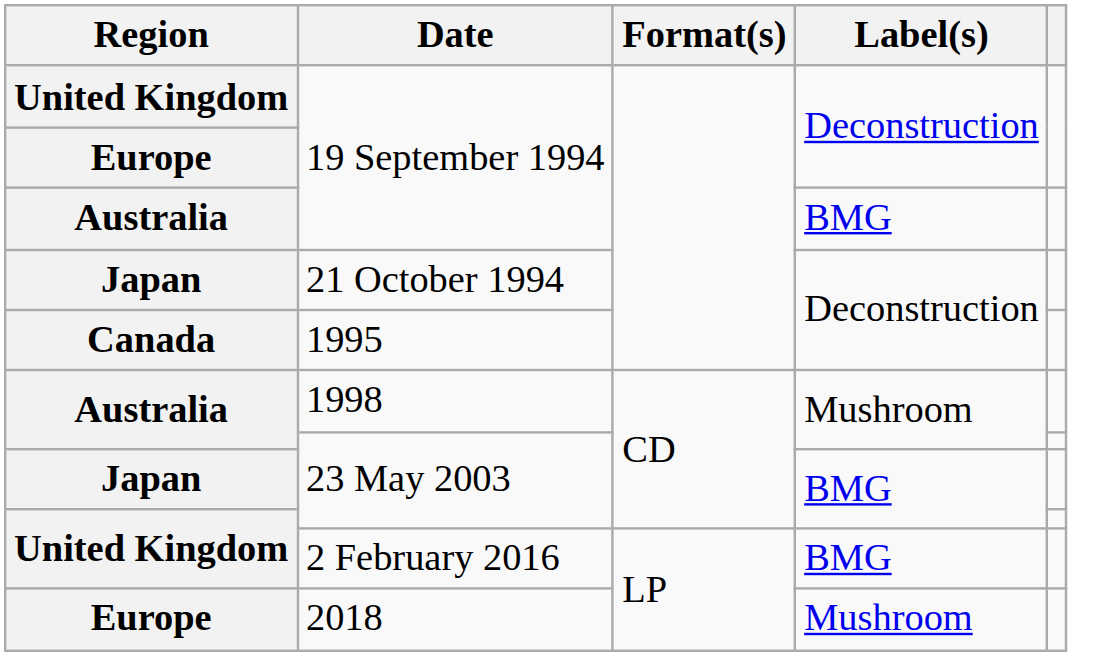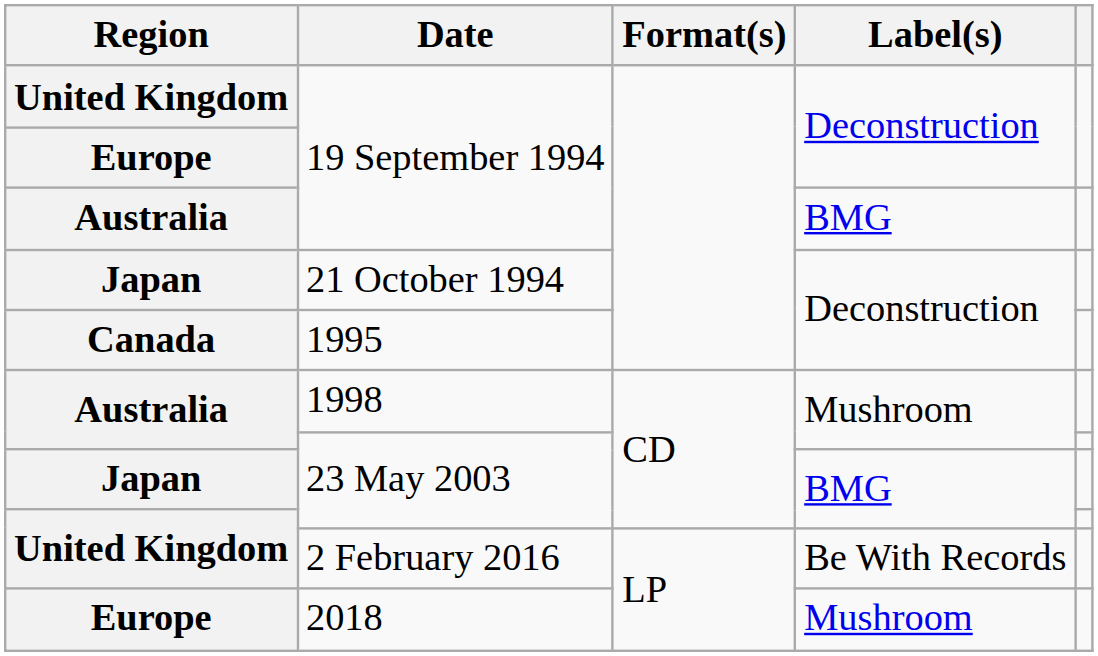(848, 557) BMG -> (935, 557) Be With Records
